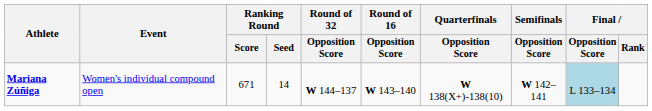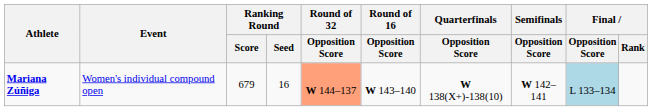(247, 84) 671 -> (247, 84) 679
(284, 84) 14 -> (284, 84) 16
(331, 91) no background -> (331, 91) lightsalmon background
